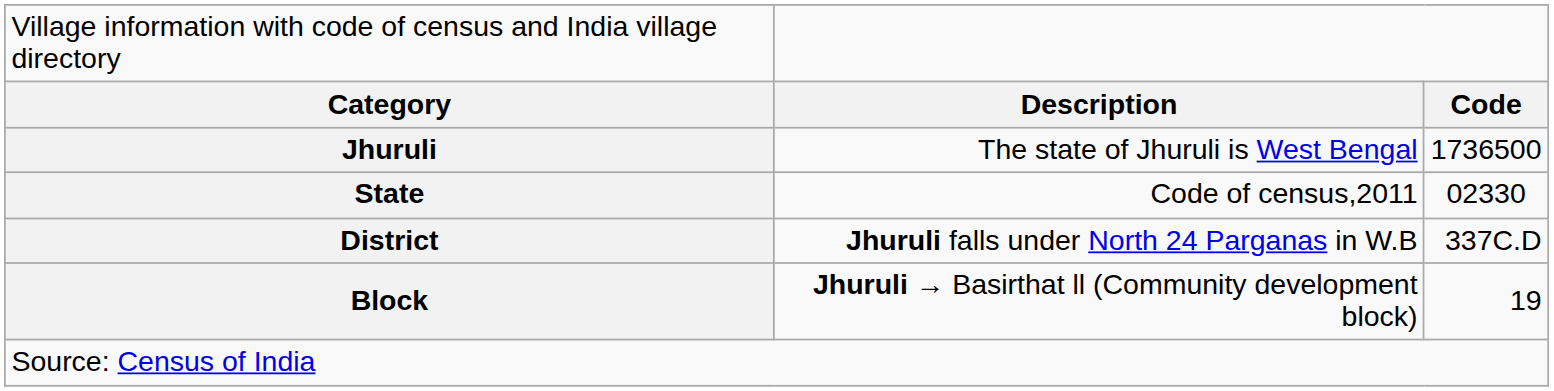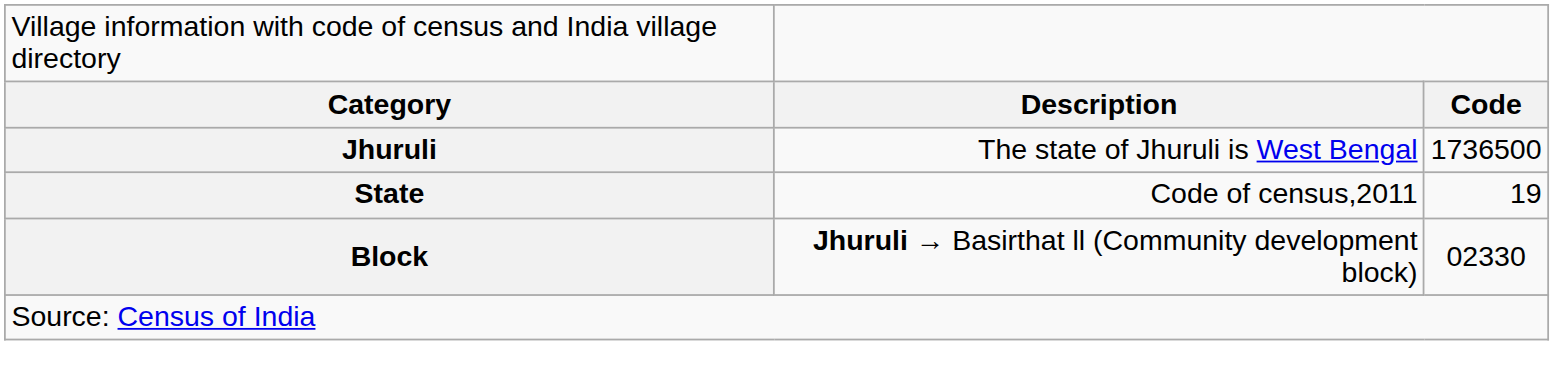(1486, 194) 02330 -> (1526, 194) 19
- row: (389, 239)
(1526, 300) 19 -> (1486, 255) 02330
